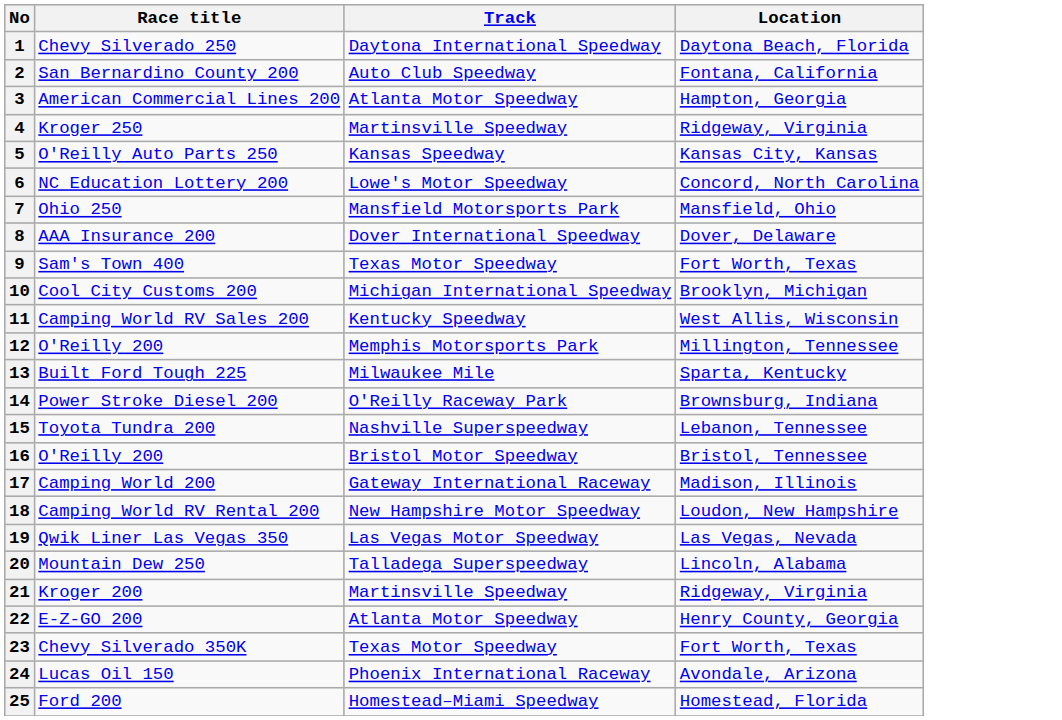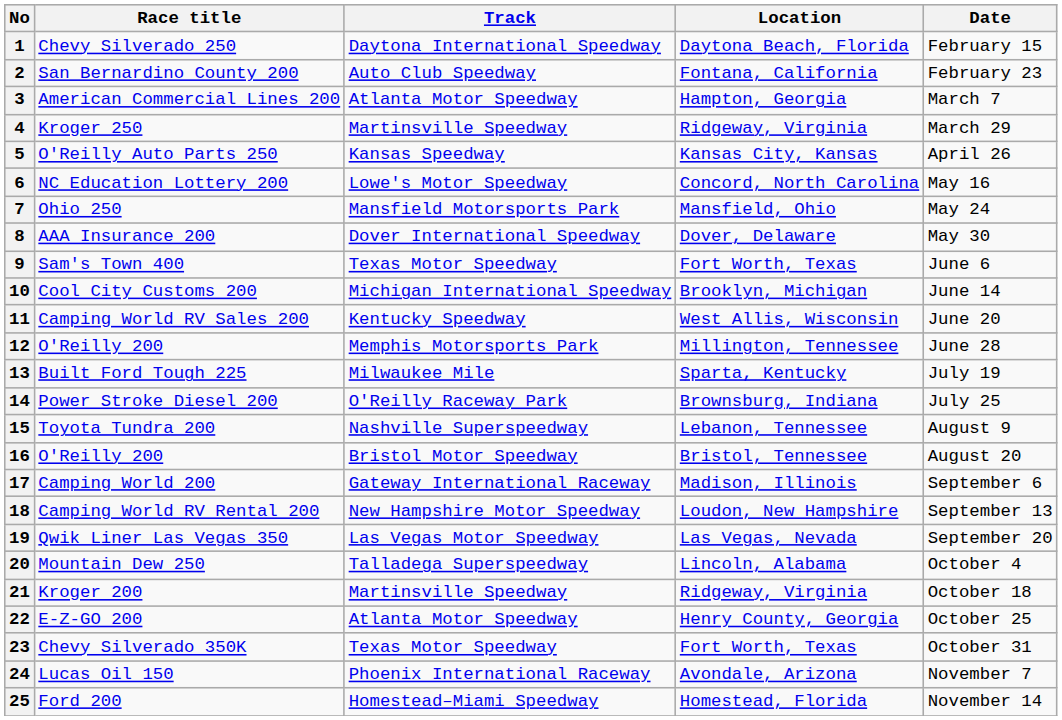+ column: (990, 18)
